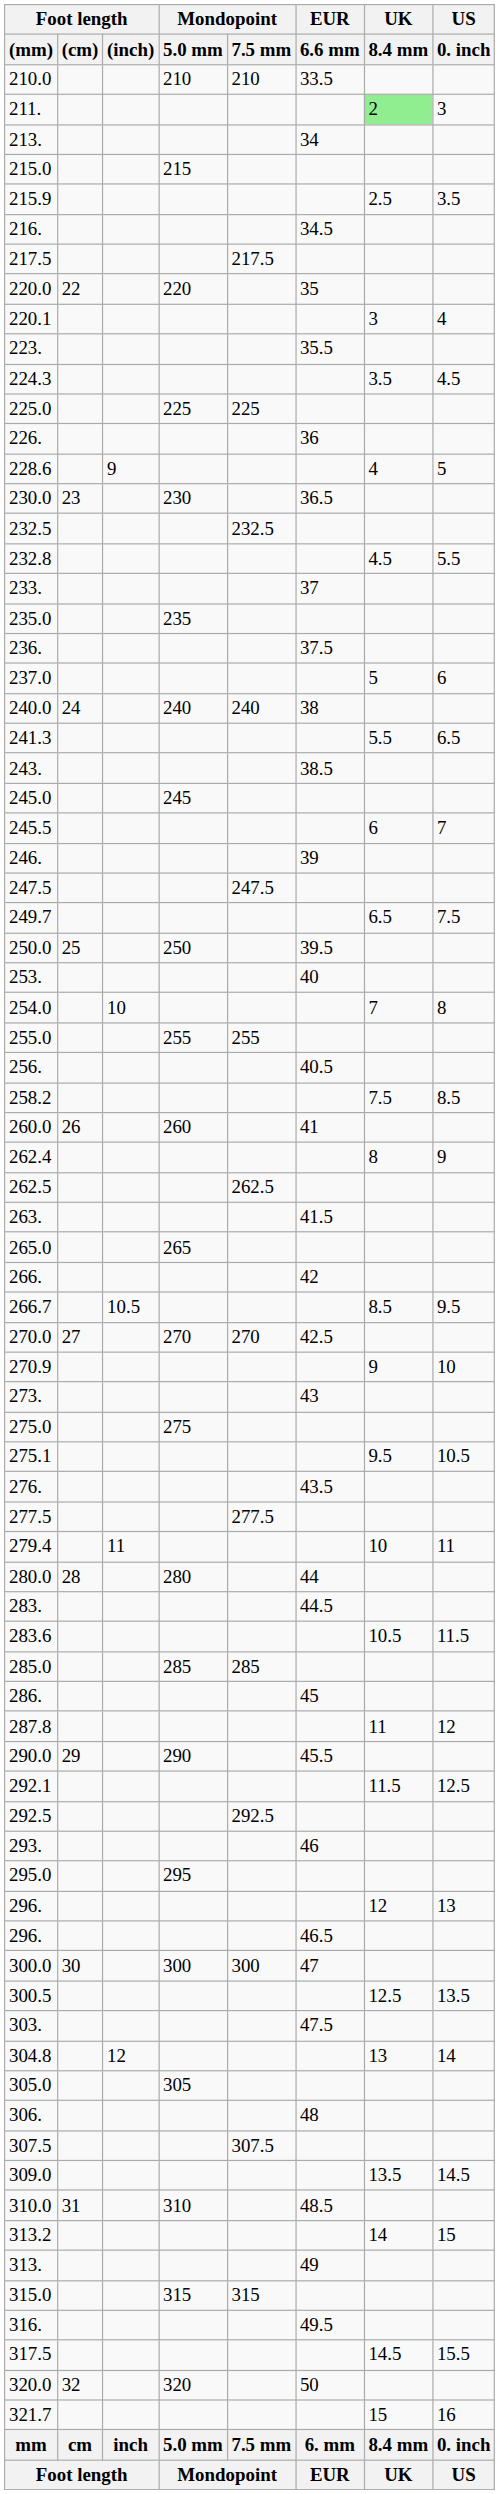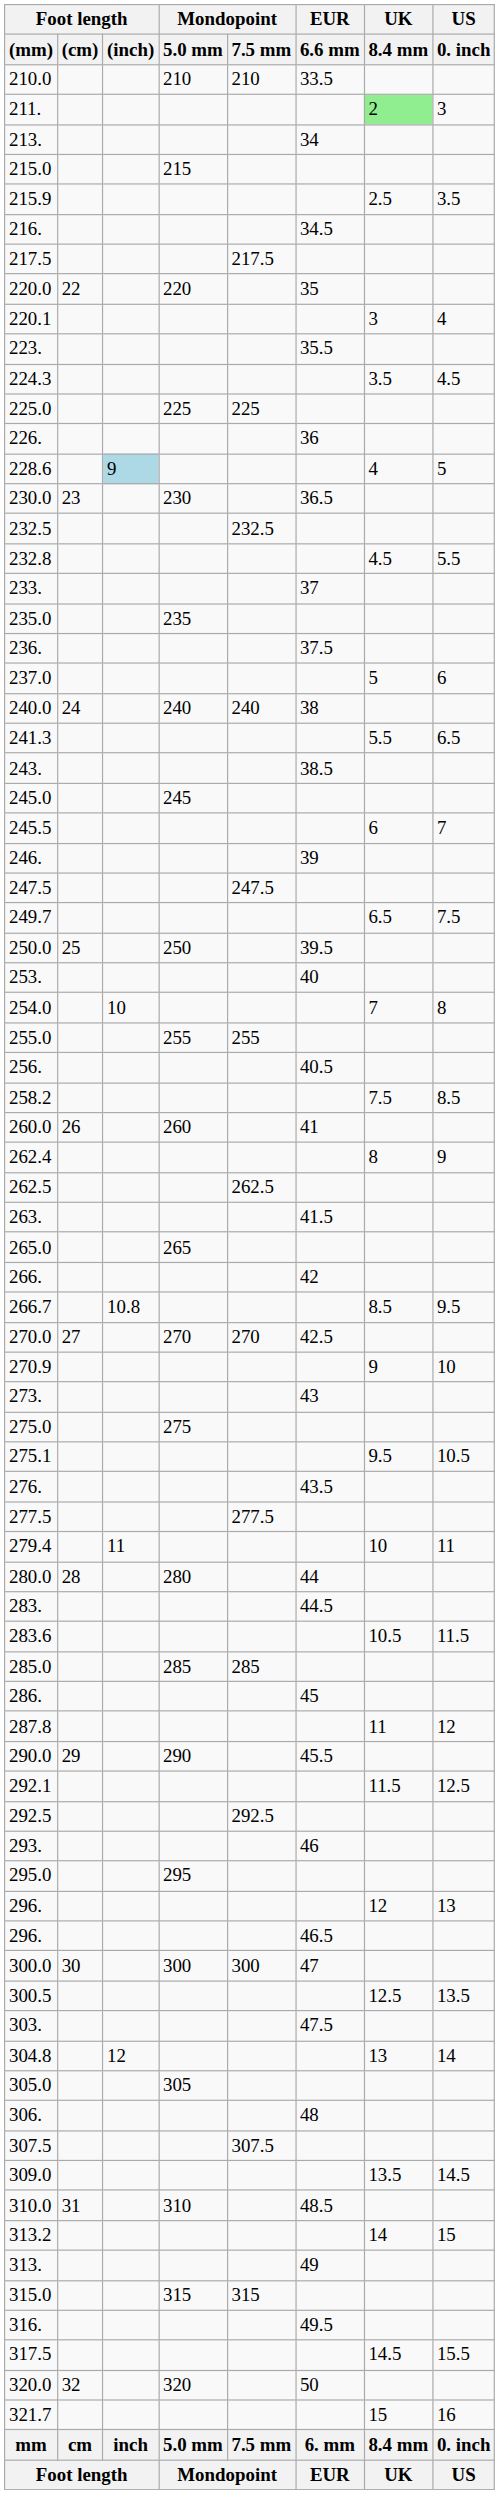(112, 468) no background -> (112, 468) lightblue background
(124, 1306) 10.5 -> (124, 1306) 10.8
